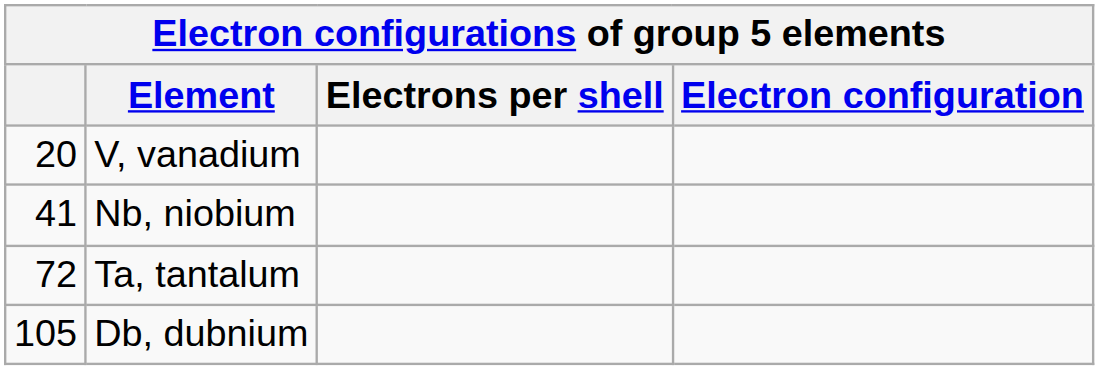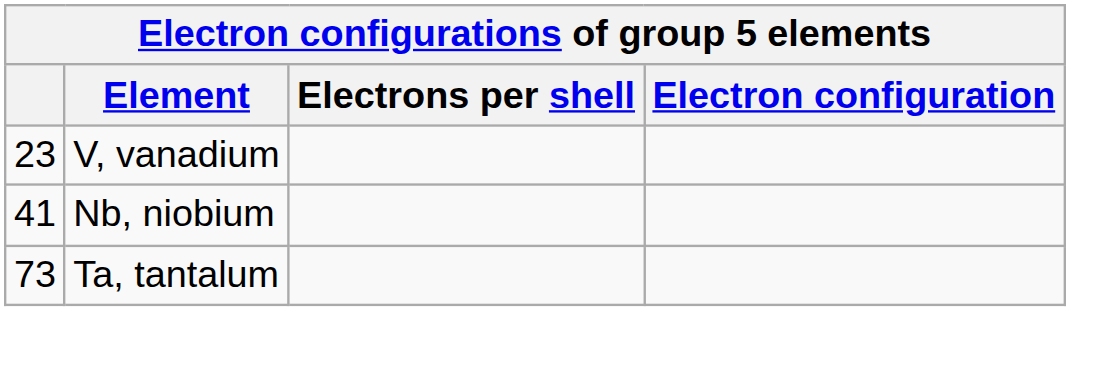(56, 154) 20 -> (35, 154) 23
(56, 273) 72 -> (35, 273) 73
- row: (201, 333)
